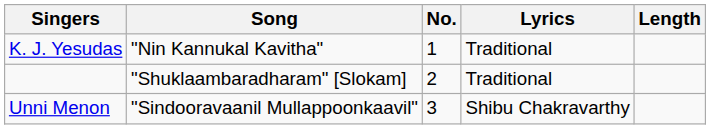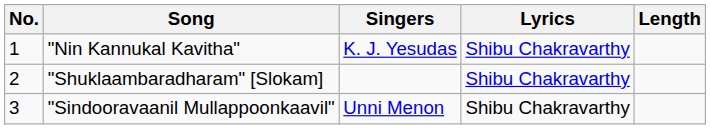columns swapped: (442, 19) <-> (66, 19)
(509, 49) Traditional -> (548, 49) Shibu Chakravarthy
(509, 78) Traditional -> (548, 78) Shibu Chakravarthy
